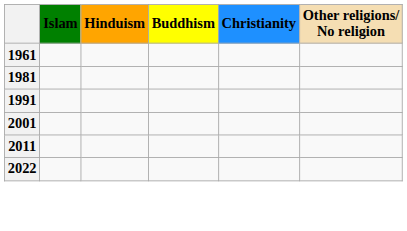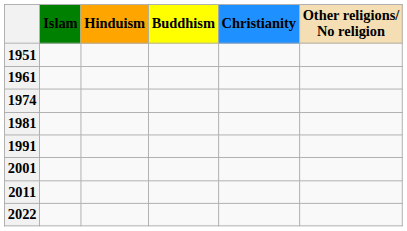+ row: (22, 54)
+ row: (22, 100)
